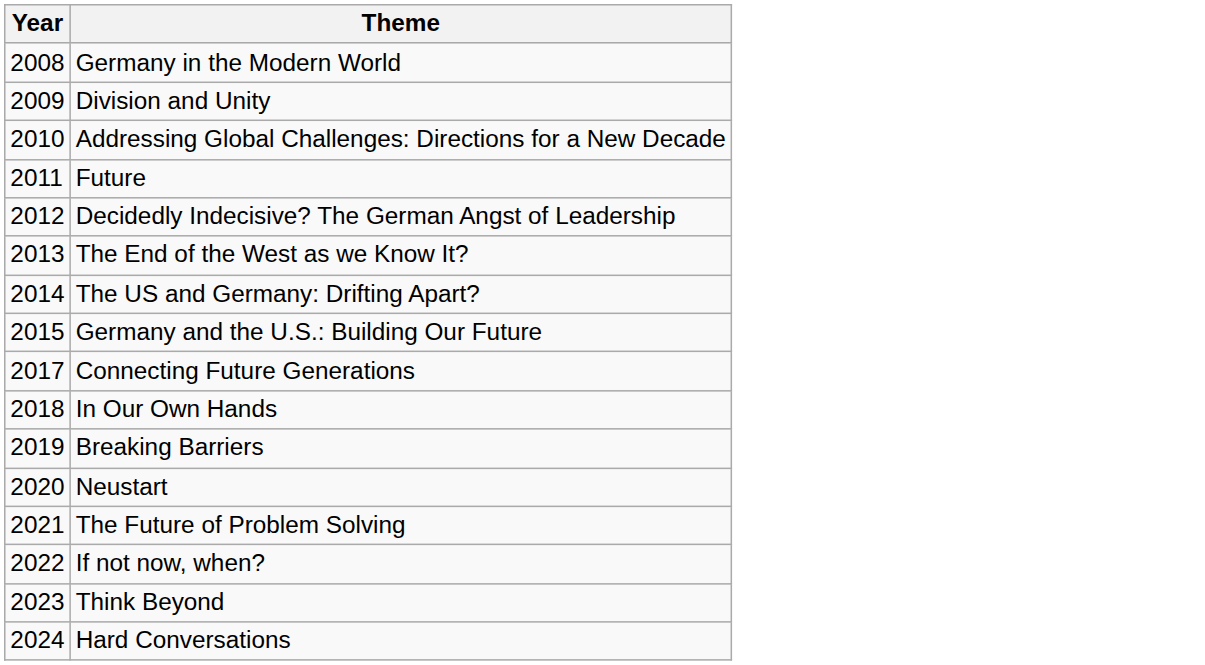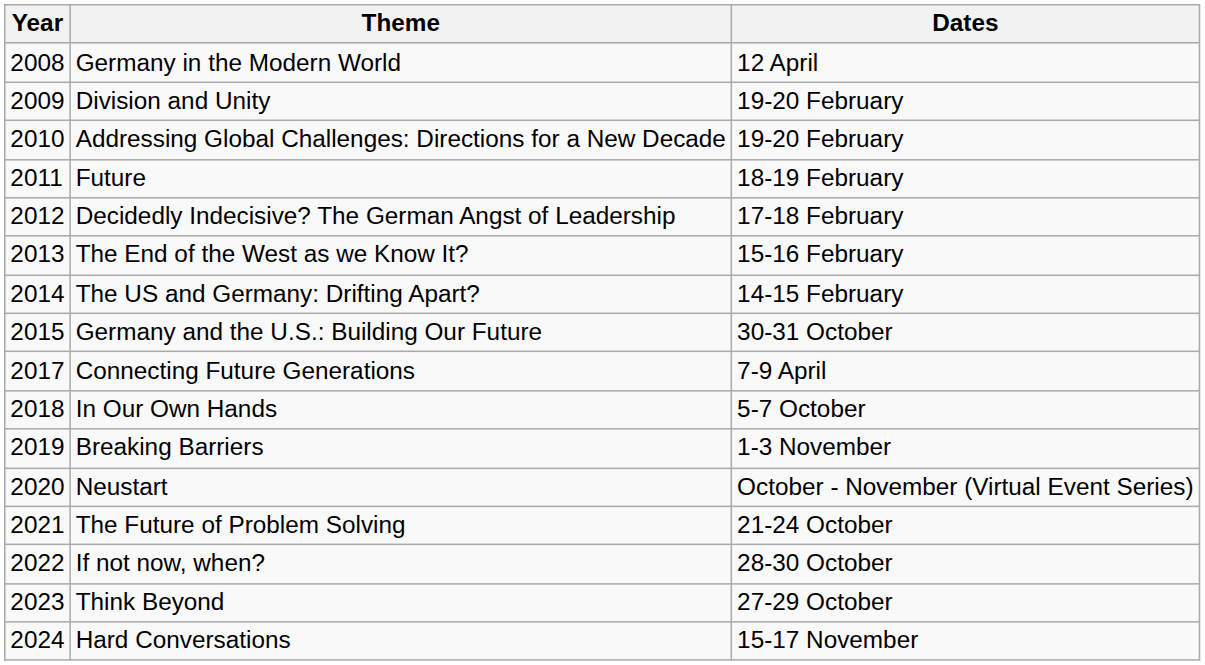+ column: (965, 23)
